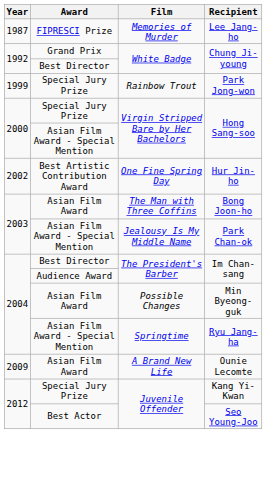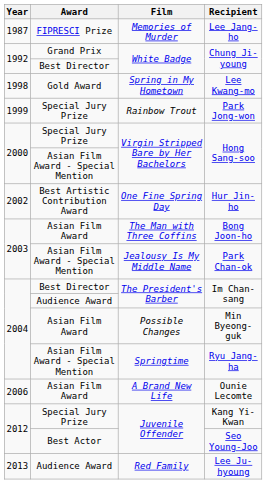+ row: (74, 86)
(17, 366) 2009 -> (17, 391) 2006
+ row: (74, 466)
